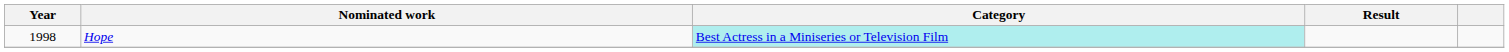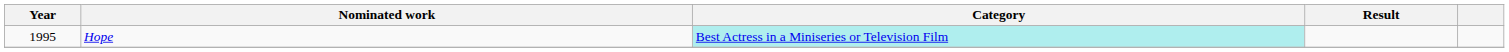(43, 36) 1998 -> (43, 36) 1995
